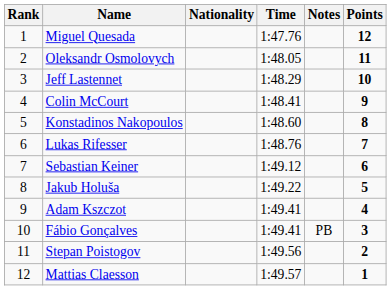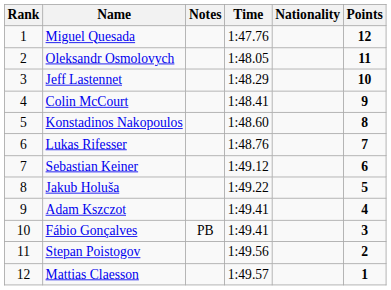columns swapped: (221, 15) <-> (324, 15)
